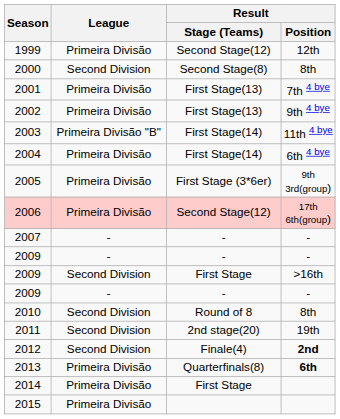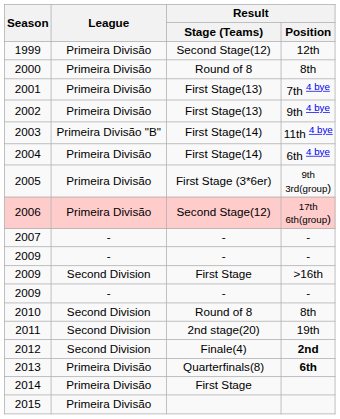(109, 69) Second Division -> (109, 69) Primeira Divisão
(224, 69) Second Stage(8) -> (224, 69) Round of 8
